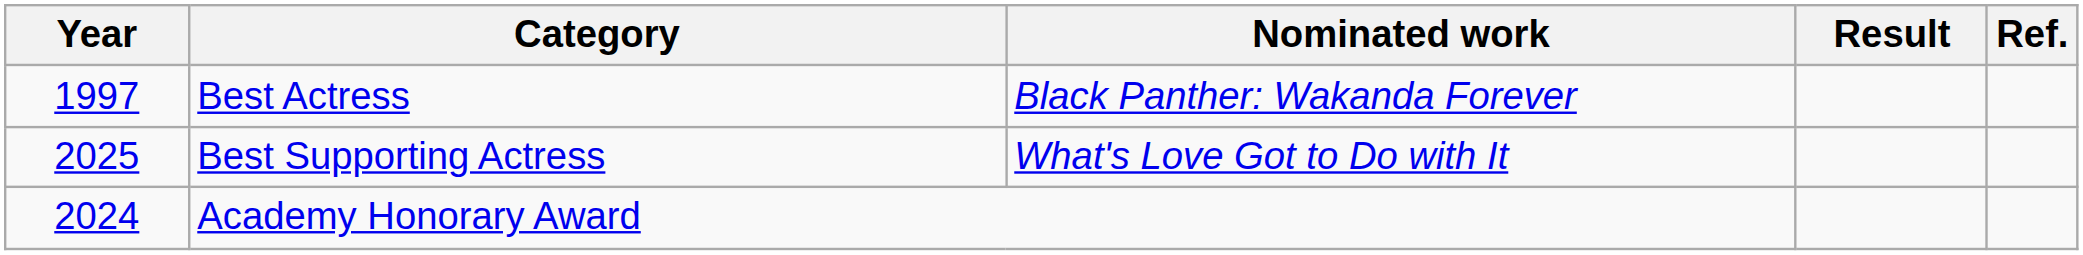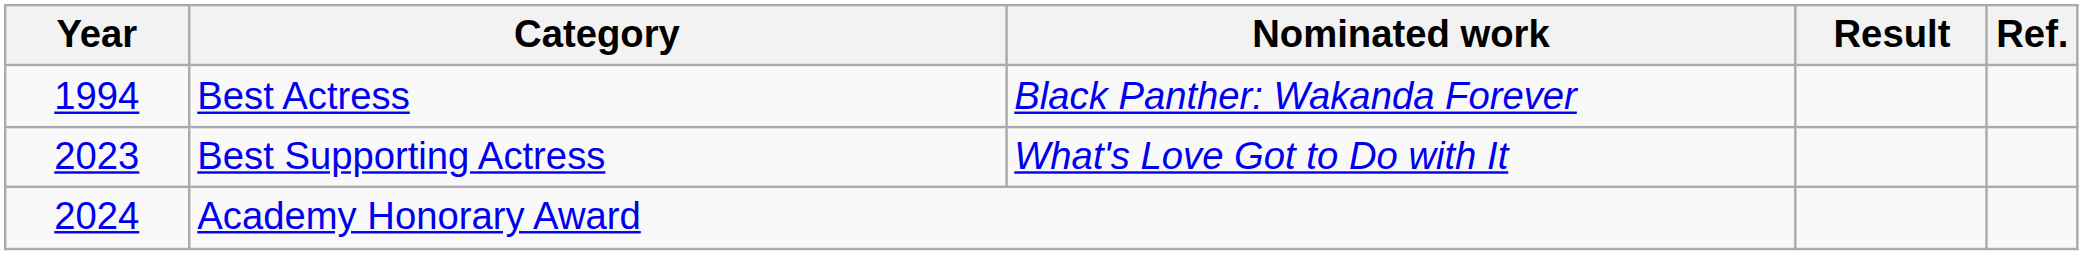(97, 95) 1997 -> (97, 95) 1994
(97, 156) 2025 -> (97, 156) 2023
